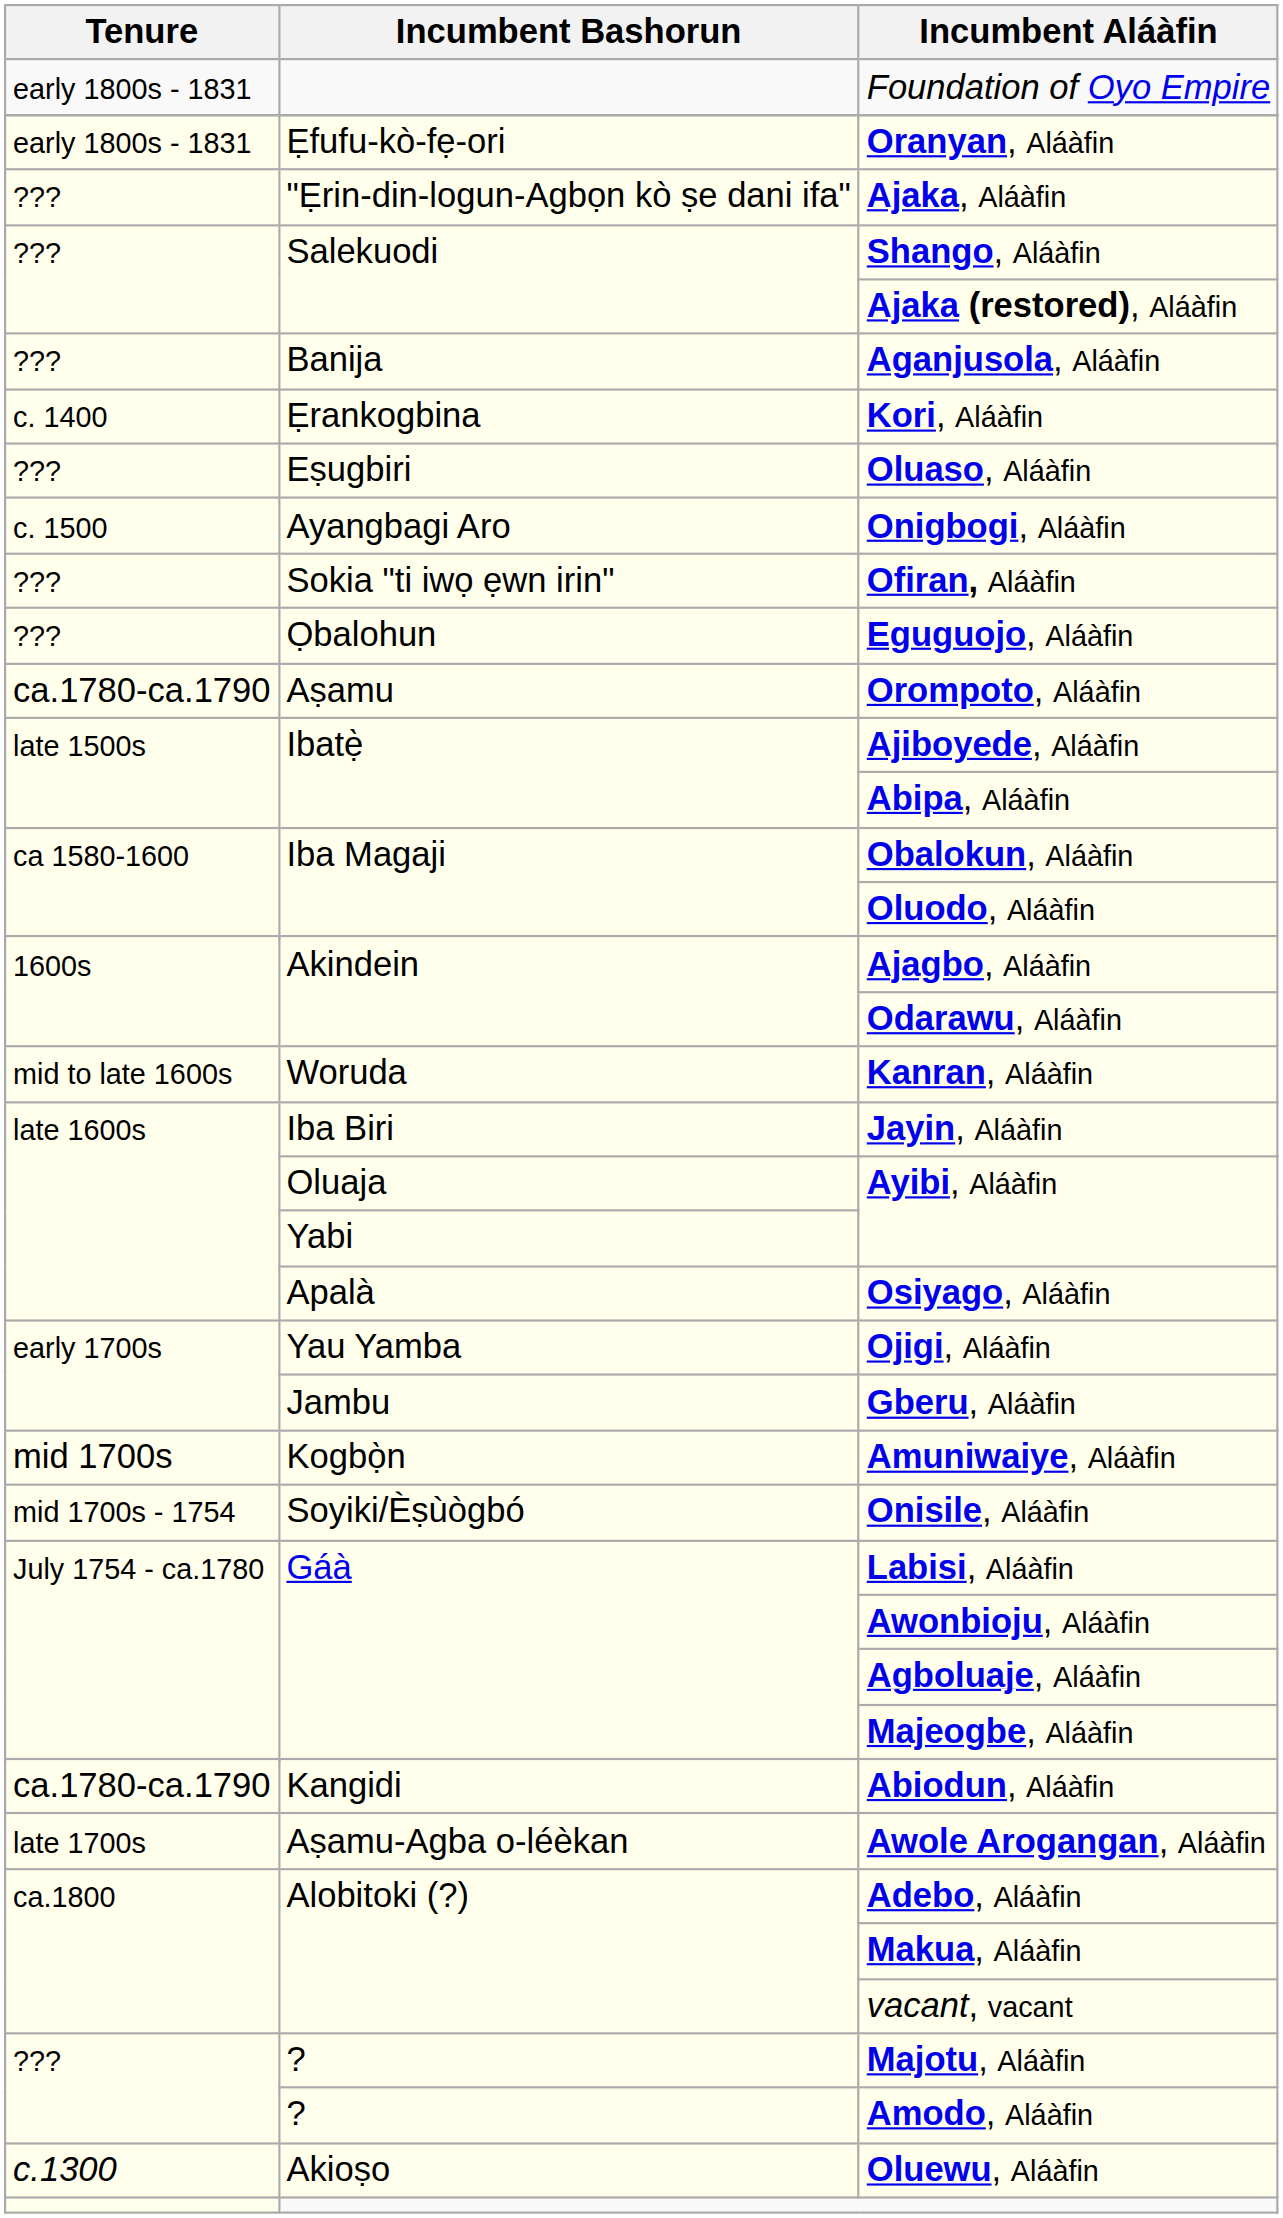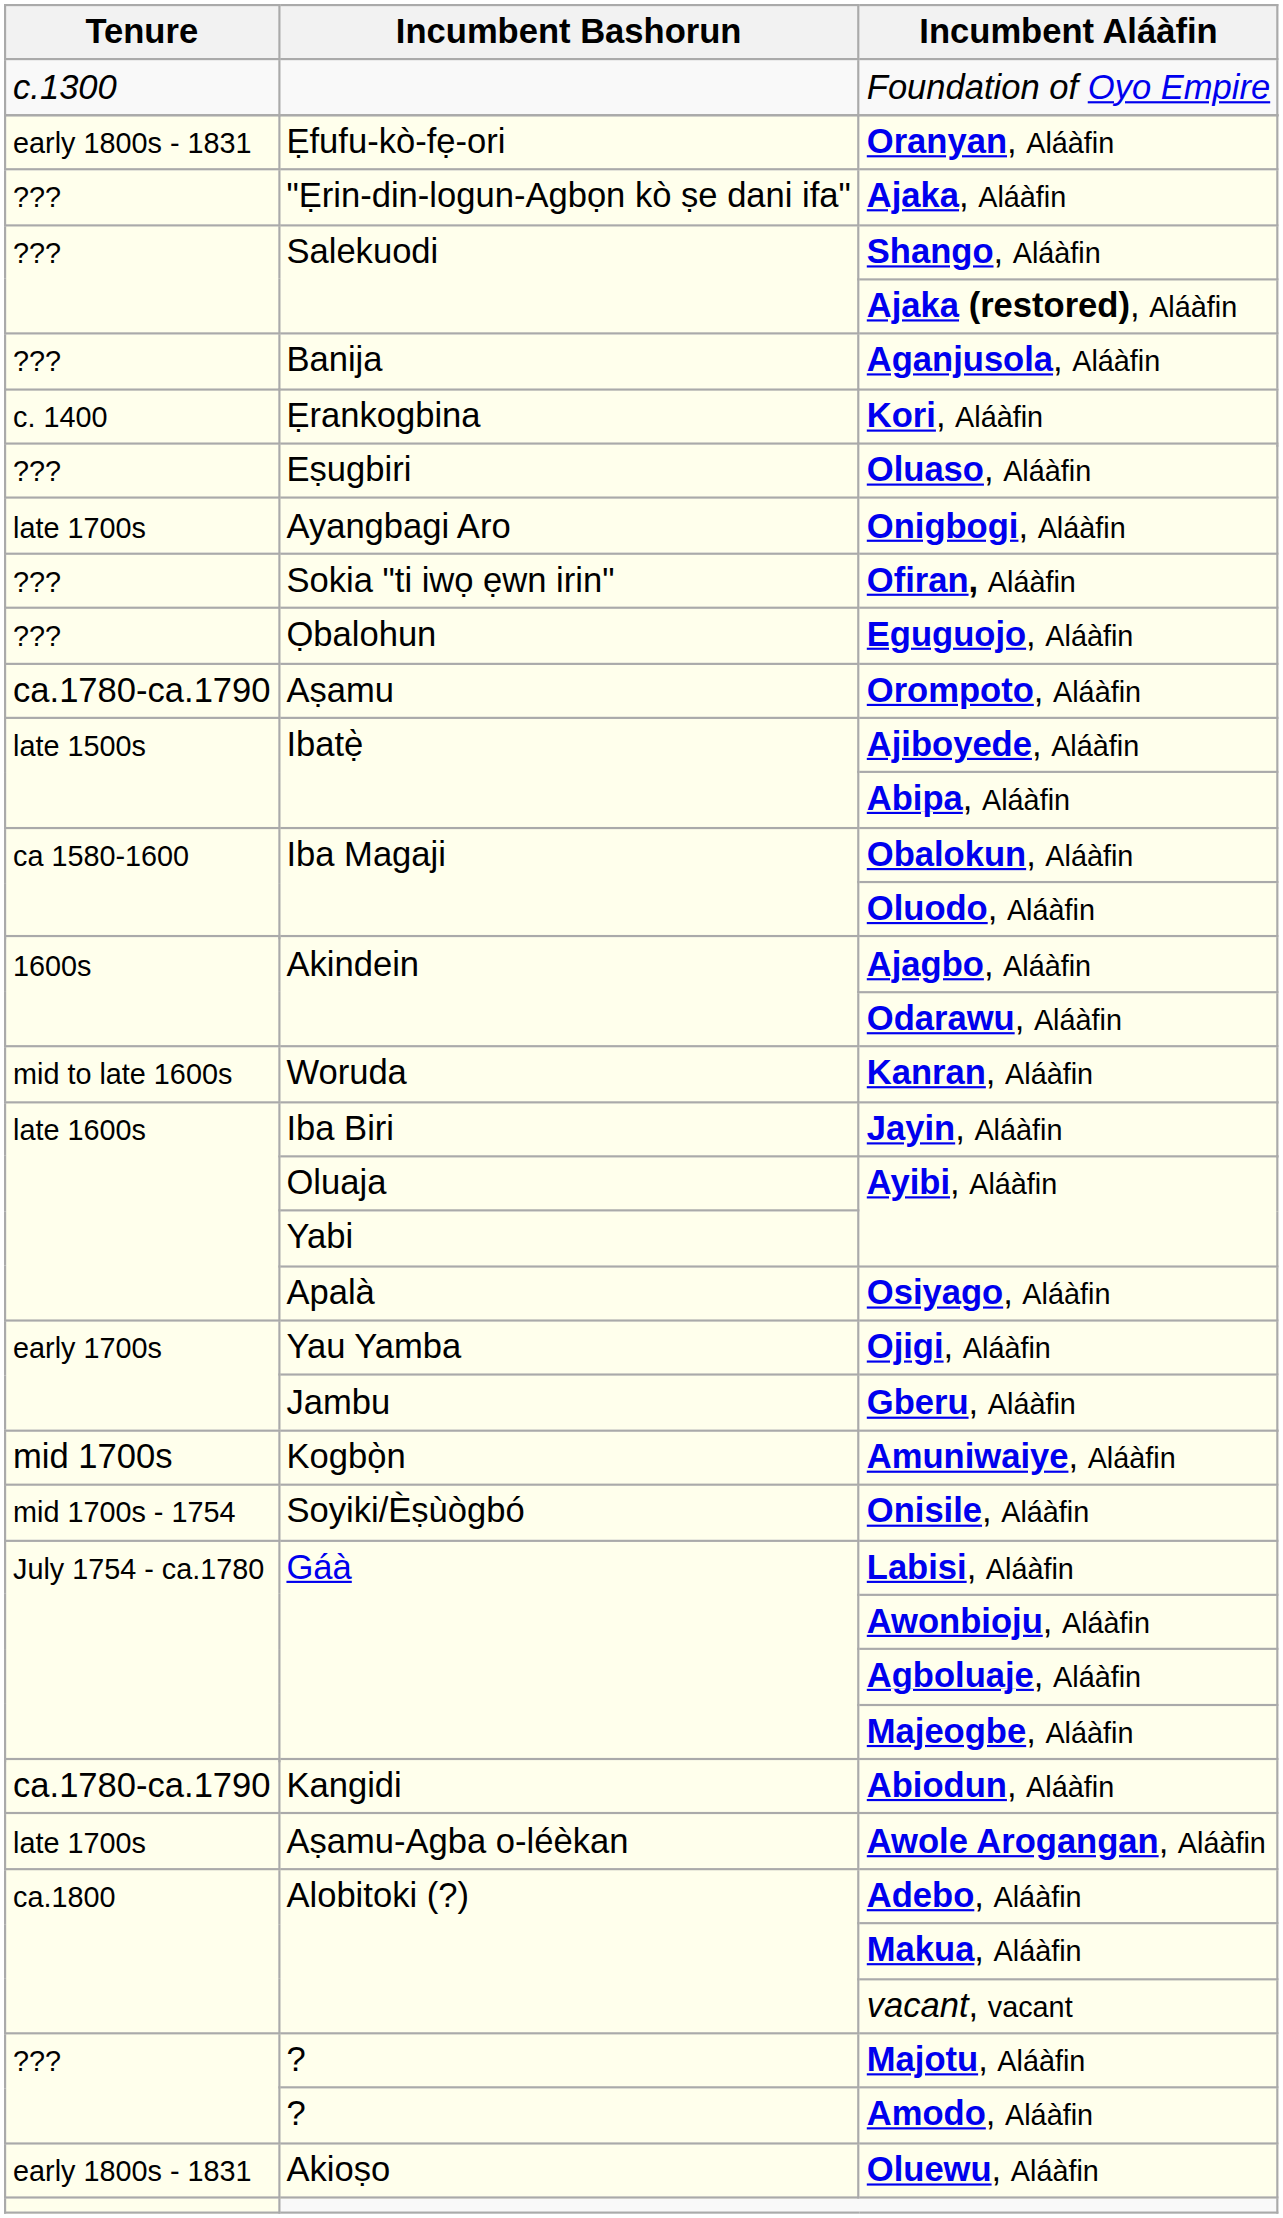(132, 88) early 1800s - 1831 -> (65, 86) c.1300
(60, 527) c. 1500 -> (79, 527) late 1700s
(65, 2169) c.1300 -> (132, 2171) early 1800s - 1831
